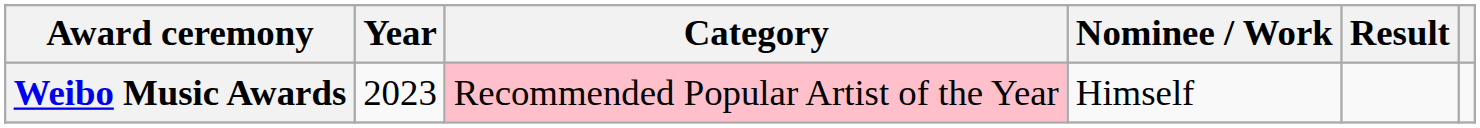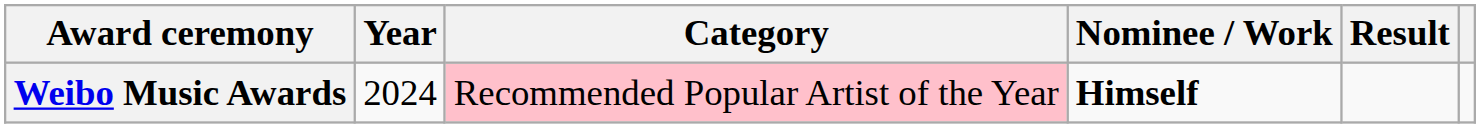(400, 92) 2023 -> (400, 92) 2024
(1135, 92) normal -> (1137, 92) bold
